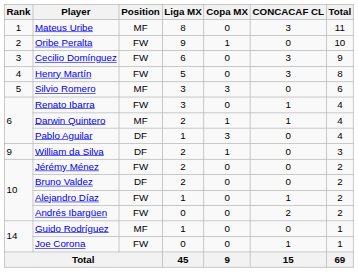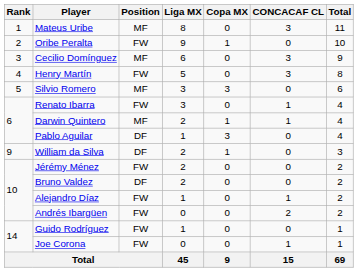(141, 58) FW -> (141, 58) MF
(141, 228) MF -> (141, 228) FW
